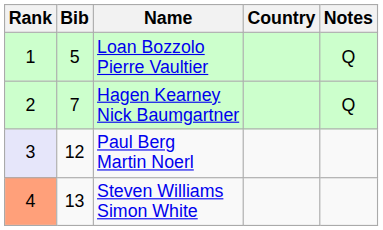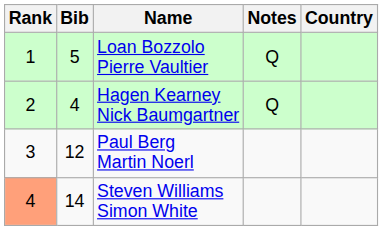columns swapped: (281, 18) <-> (348, 18)
(75, 104) 7 -> (75, 104) 4
(30, 153) lavender background -> (30, 153) no background
(75, 201) 13 -> (75, 201) 14
